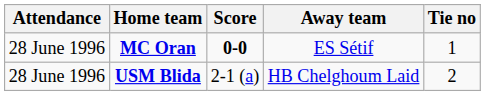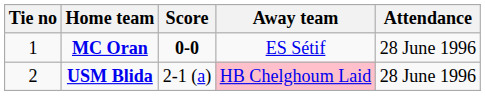columns swapped: (452, 18) <-> (57, 18)
(344, 76) no background -> (296, 76) pink background
